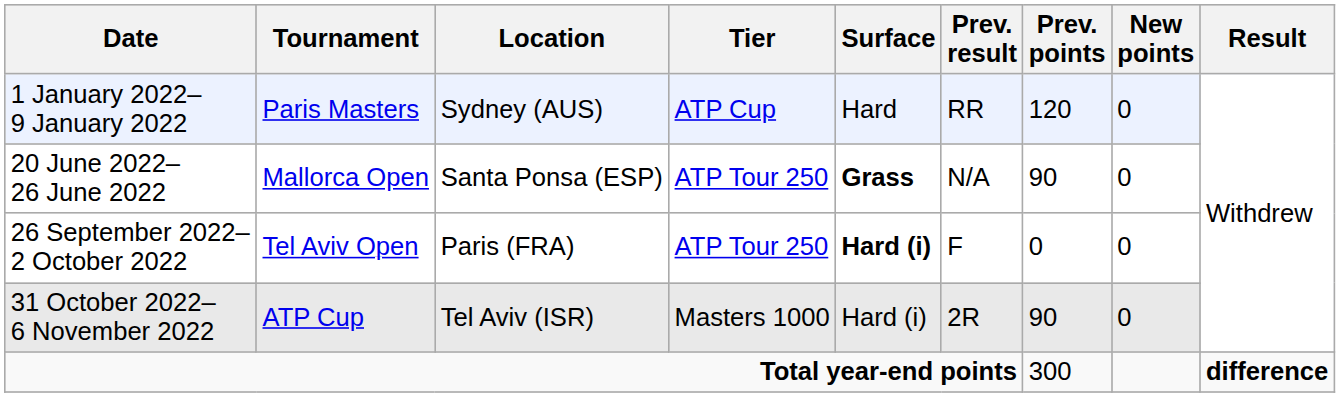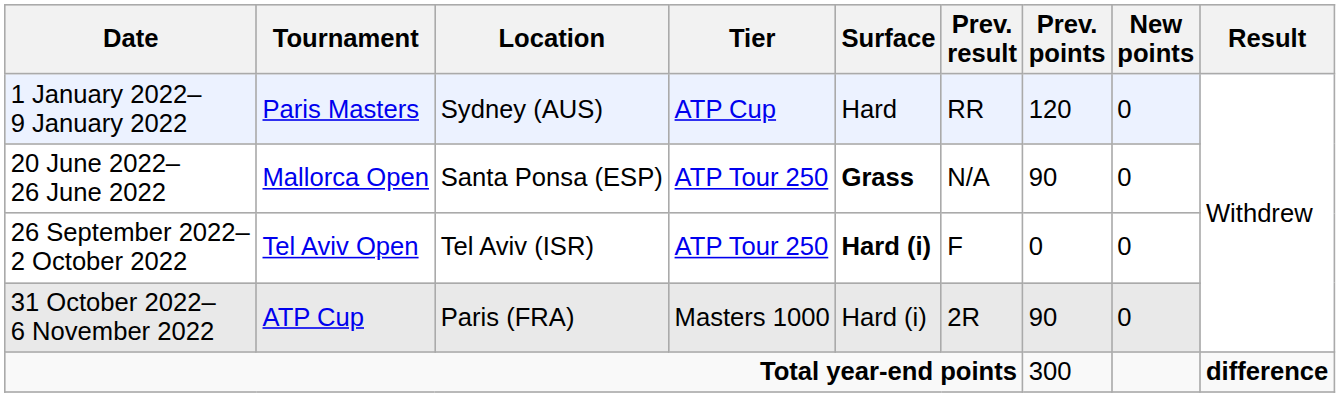(508, 247) Paris (FRA) -> (517, 247) Tel Aviv (ISR)
(517, 316) Tel Aviv (ISR) -> (508, 316) Paris (FRA)
